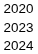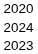rows swapped: (18, 27) <-> (18, 46)
